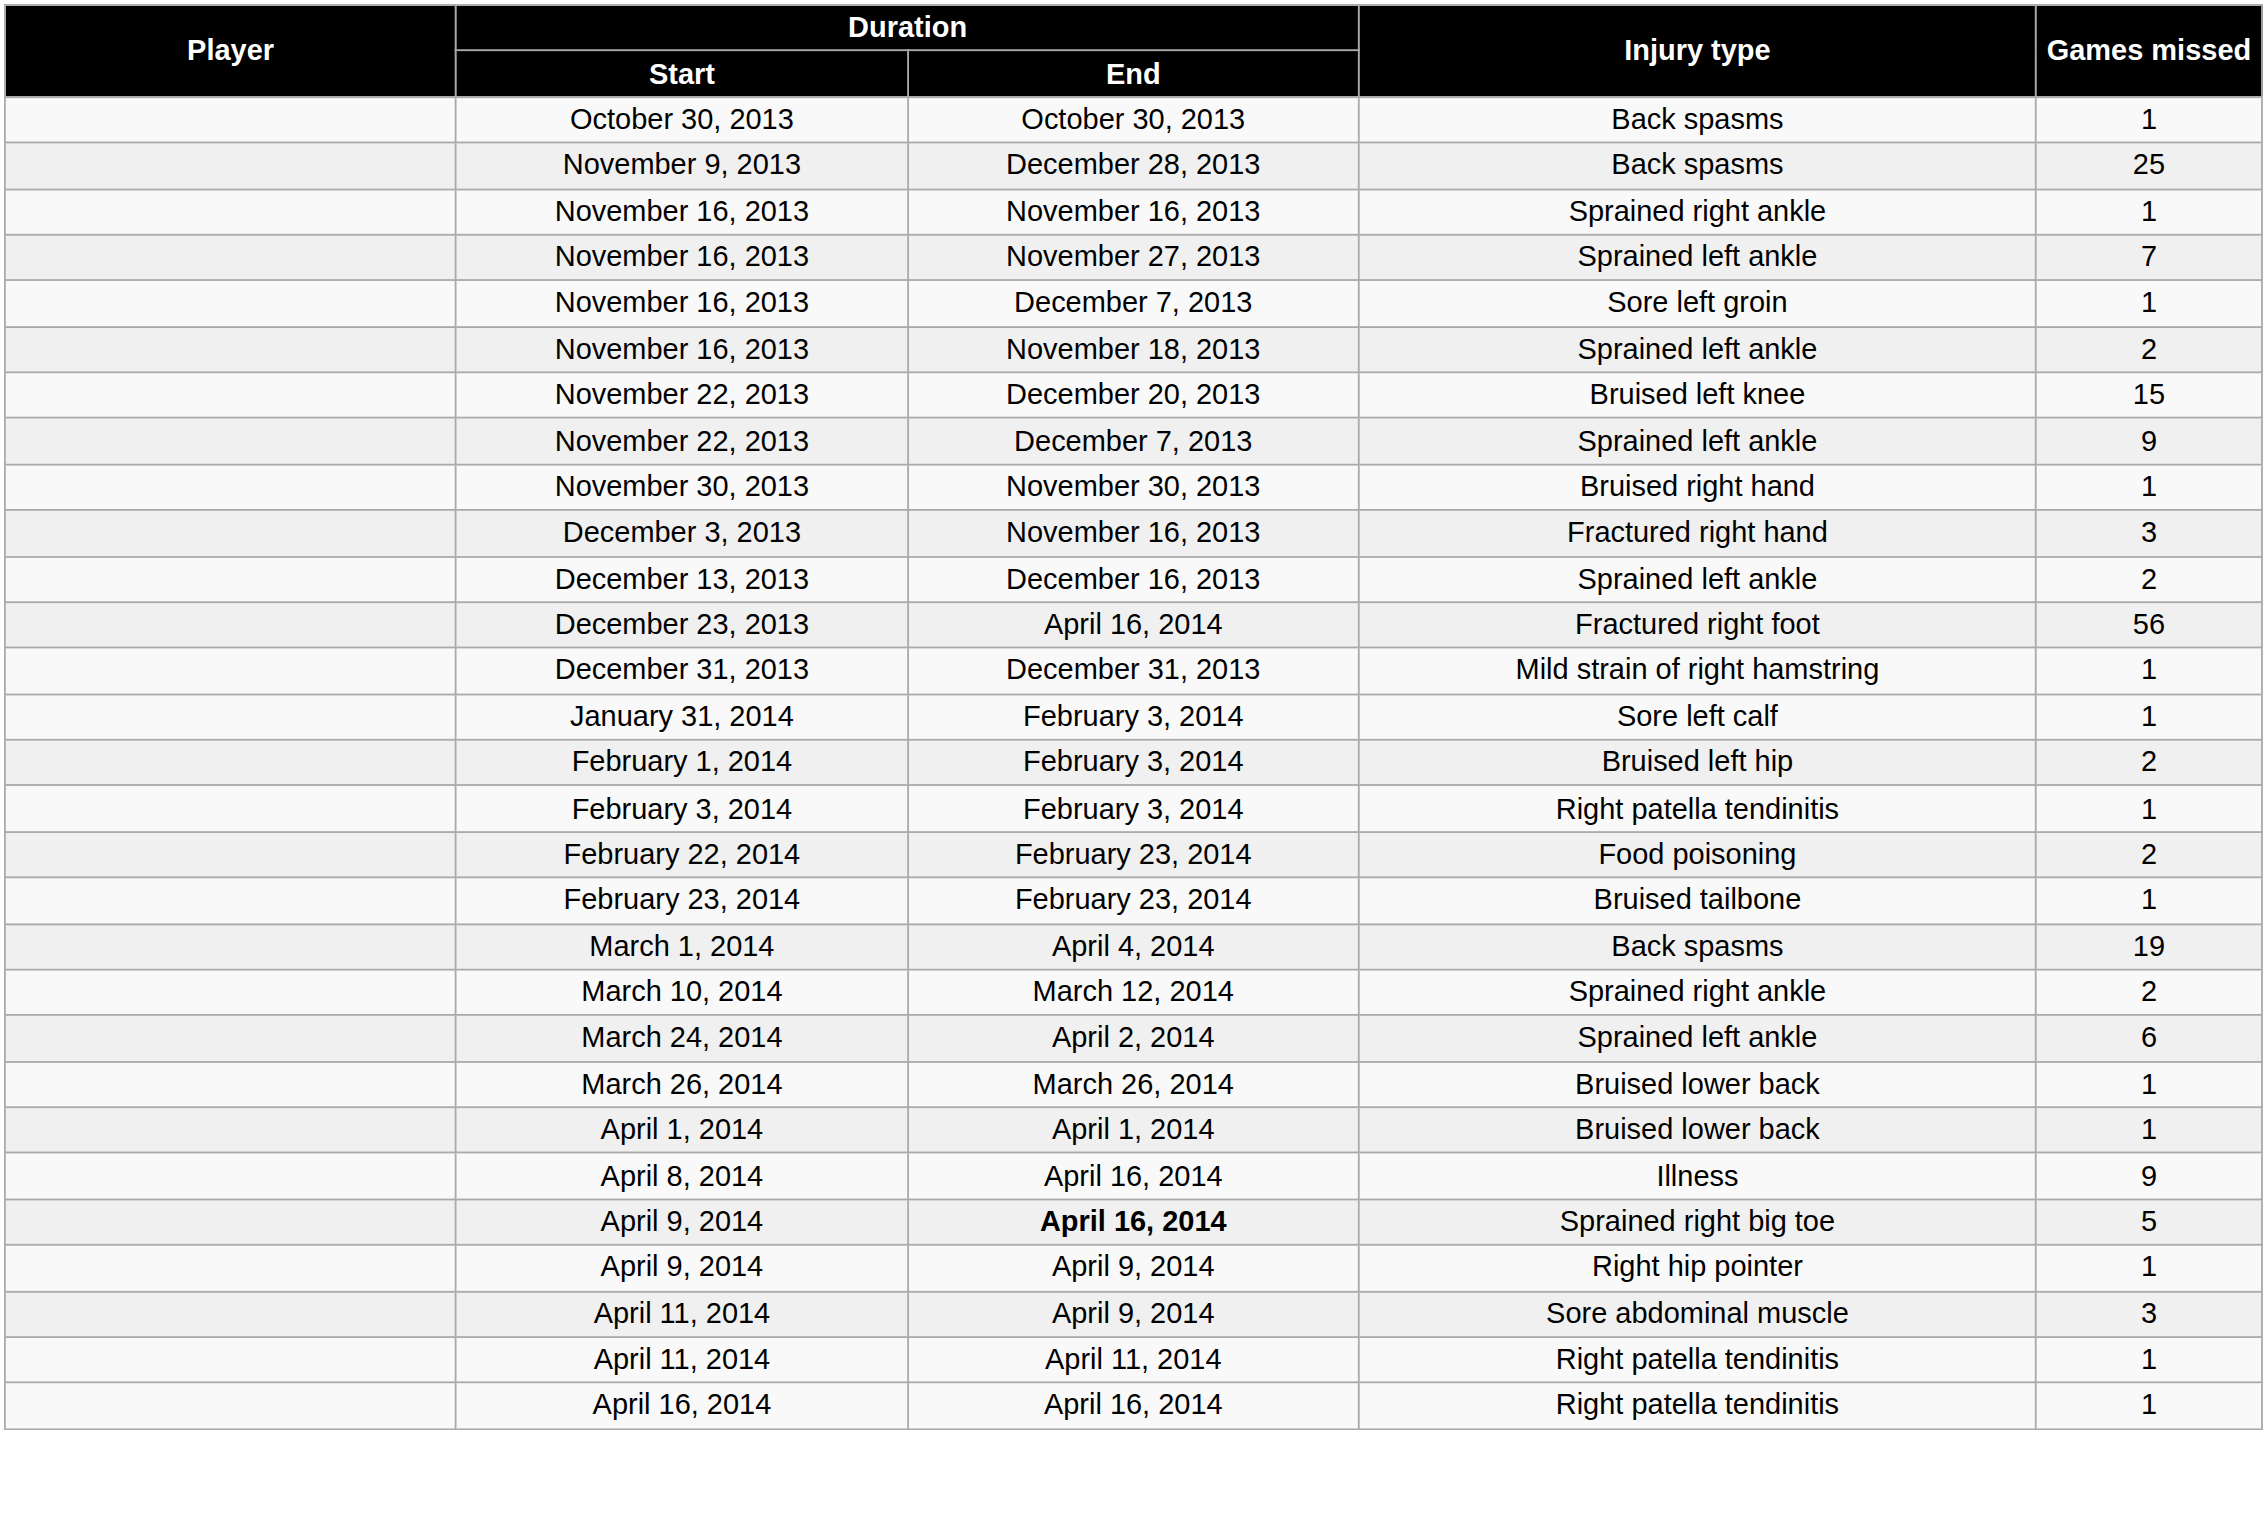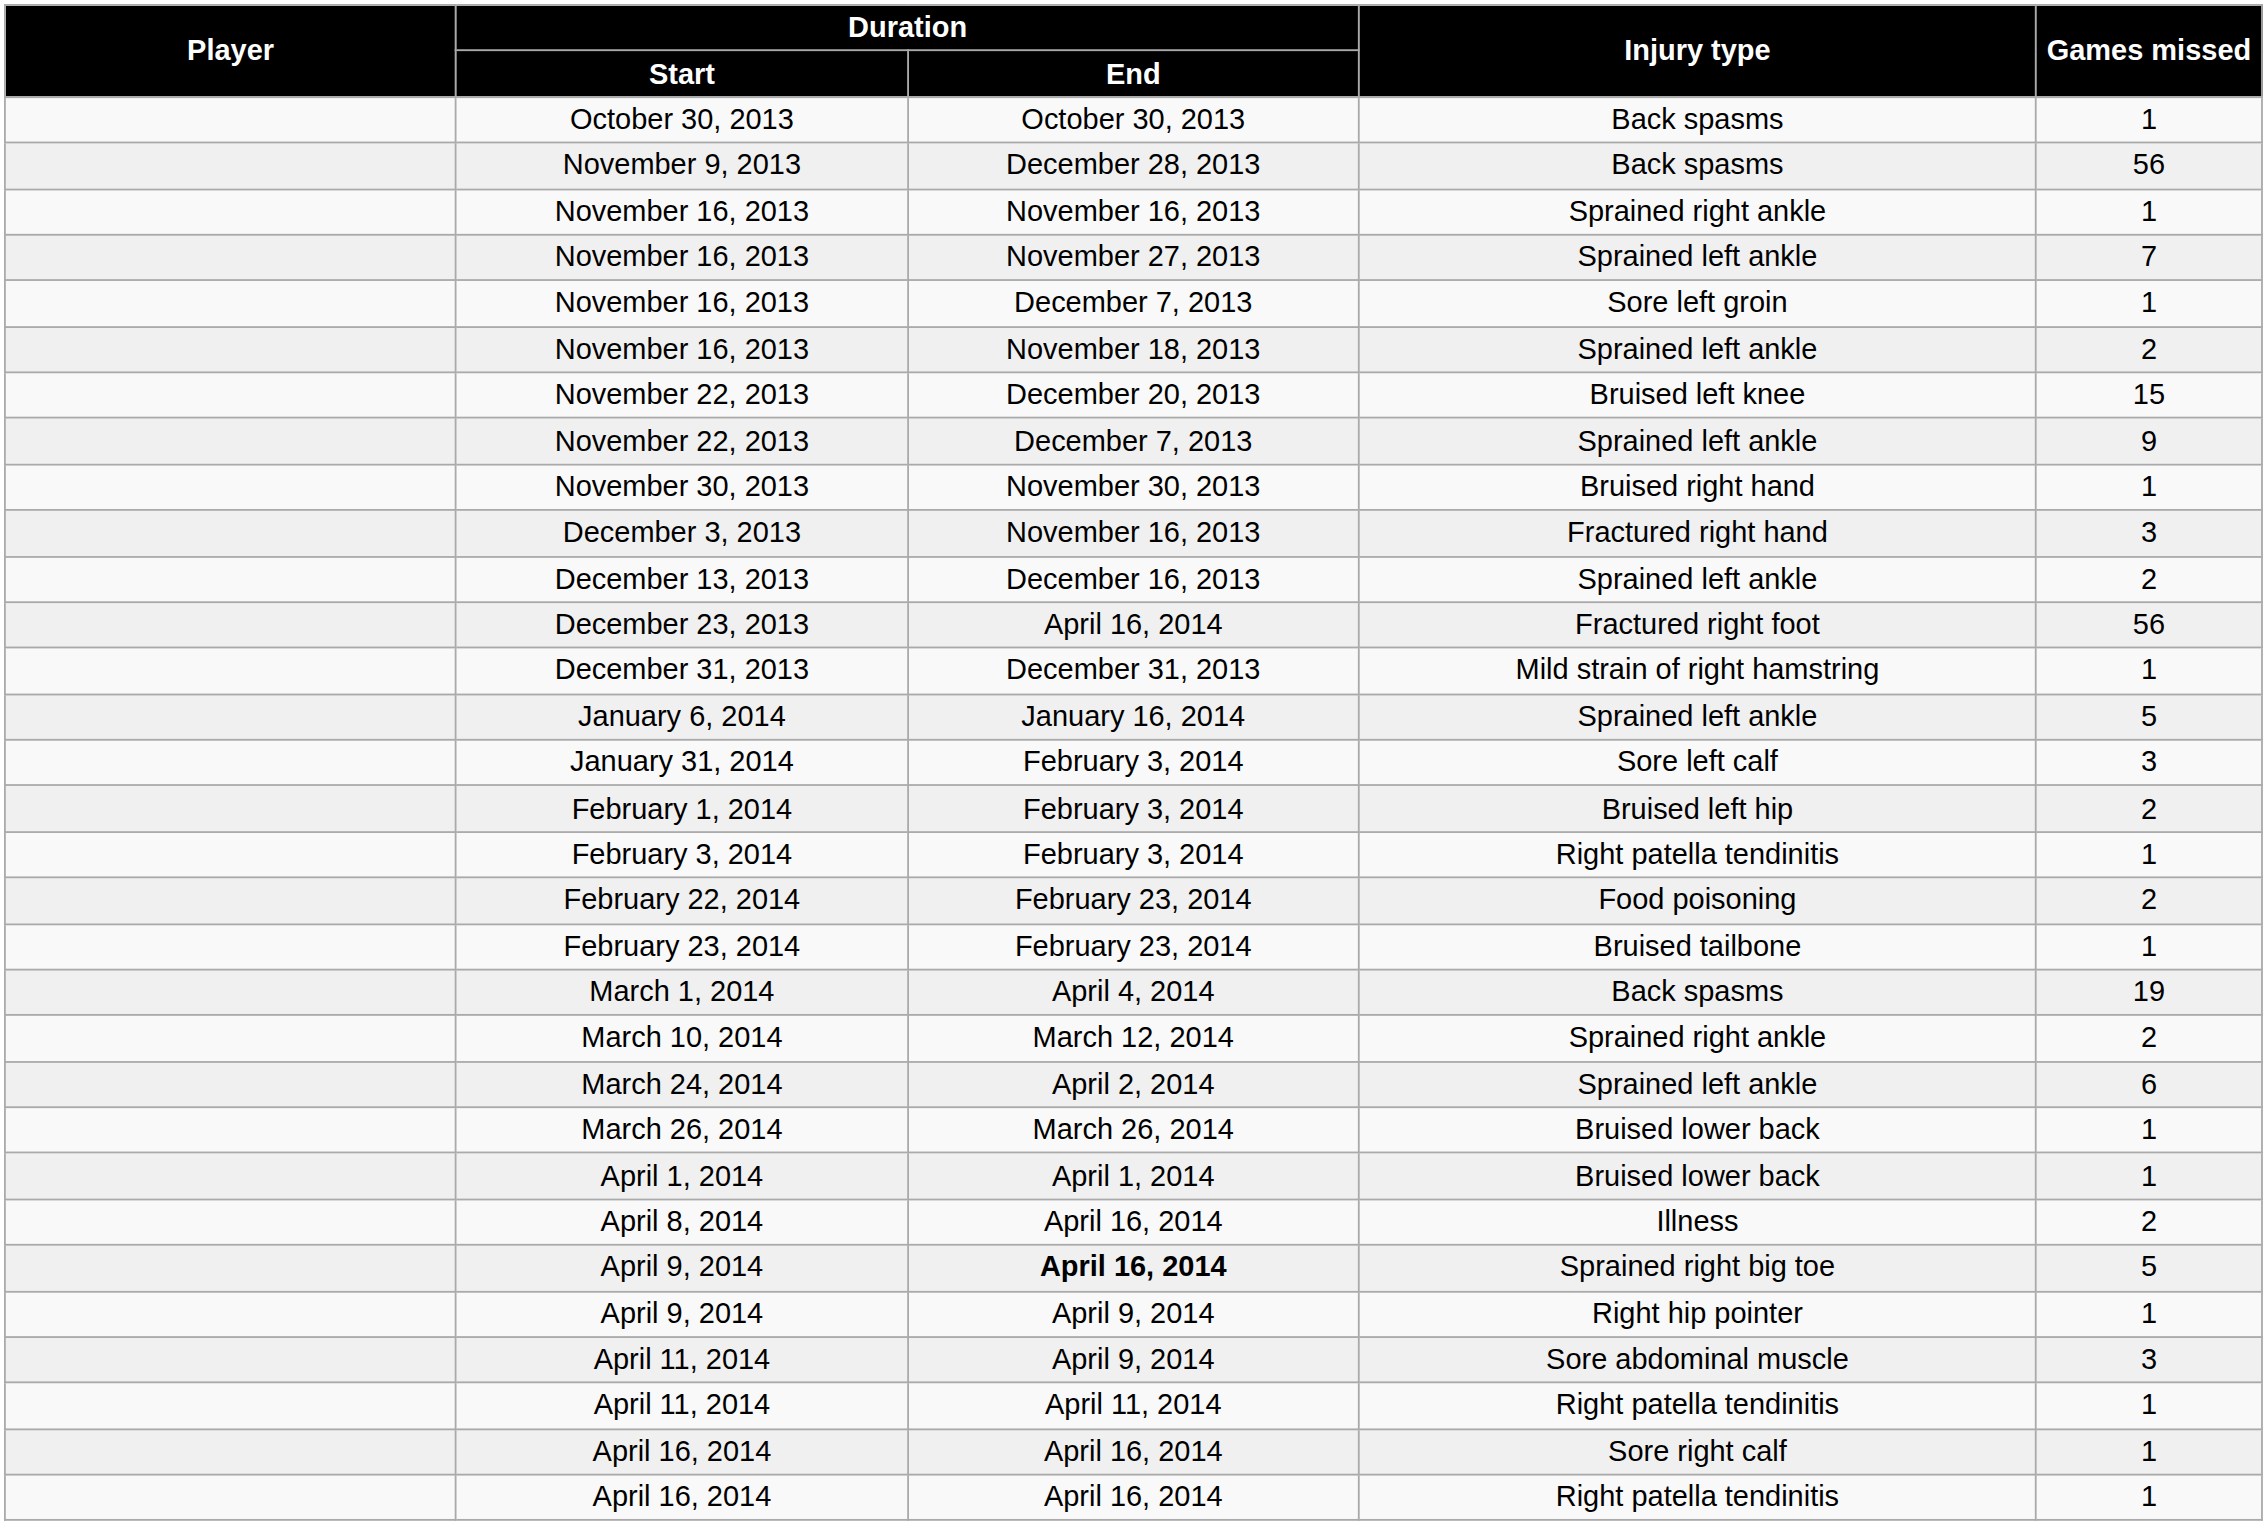(2149, 165) 25 -> (2149, 165) 56
+ row: (682, 716)
(2149, 716) 1 -> (2149, 762) 3
(2149, 1175) 9 -> (2149, 1221) 2
+ row: (682, 1451)
